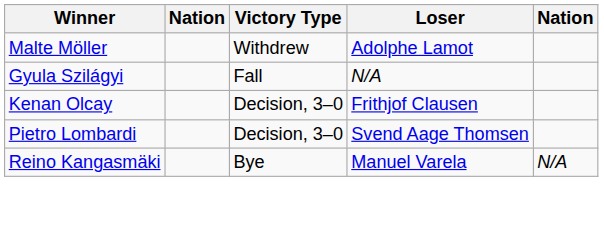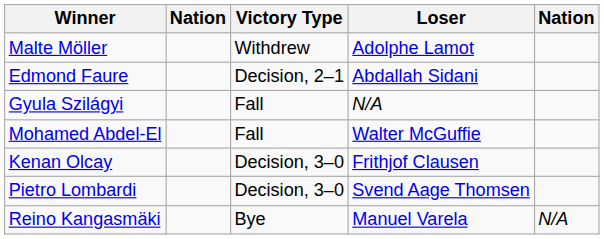+ row: (69, 76)
+ row: (85, 133)
